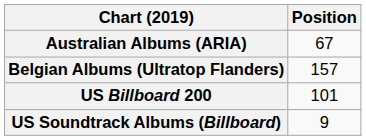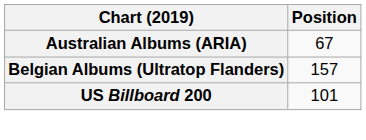- row: (146, 122)
